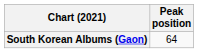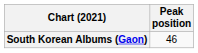(172, 39) 64 -> (172, 39) 46
